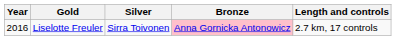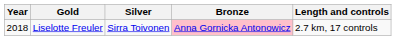(17, 27) 2016 -> (17, 27) 2018
